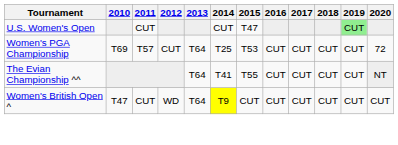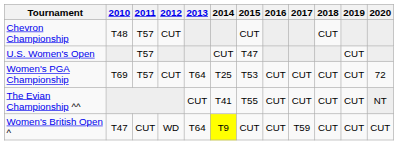+ row: (38, 33)
(145, 28) CUT -> (145, 54) T57
(354, 28) lightgreen background -> (354, 54) no background
(197, 75) T64 -> (197, 101) CUT
(302, 101) CUT -> (302, 127) T59
